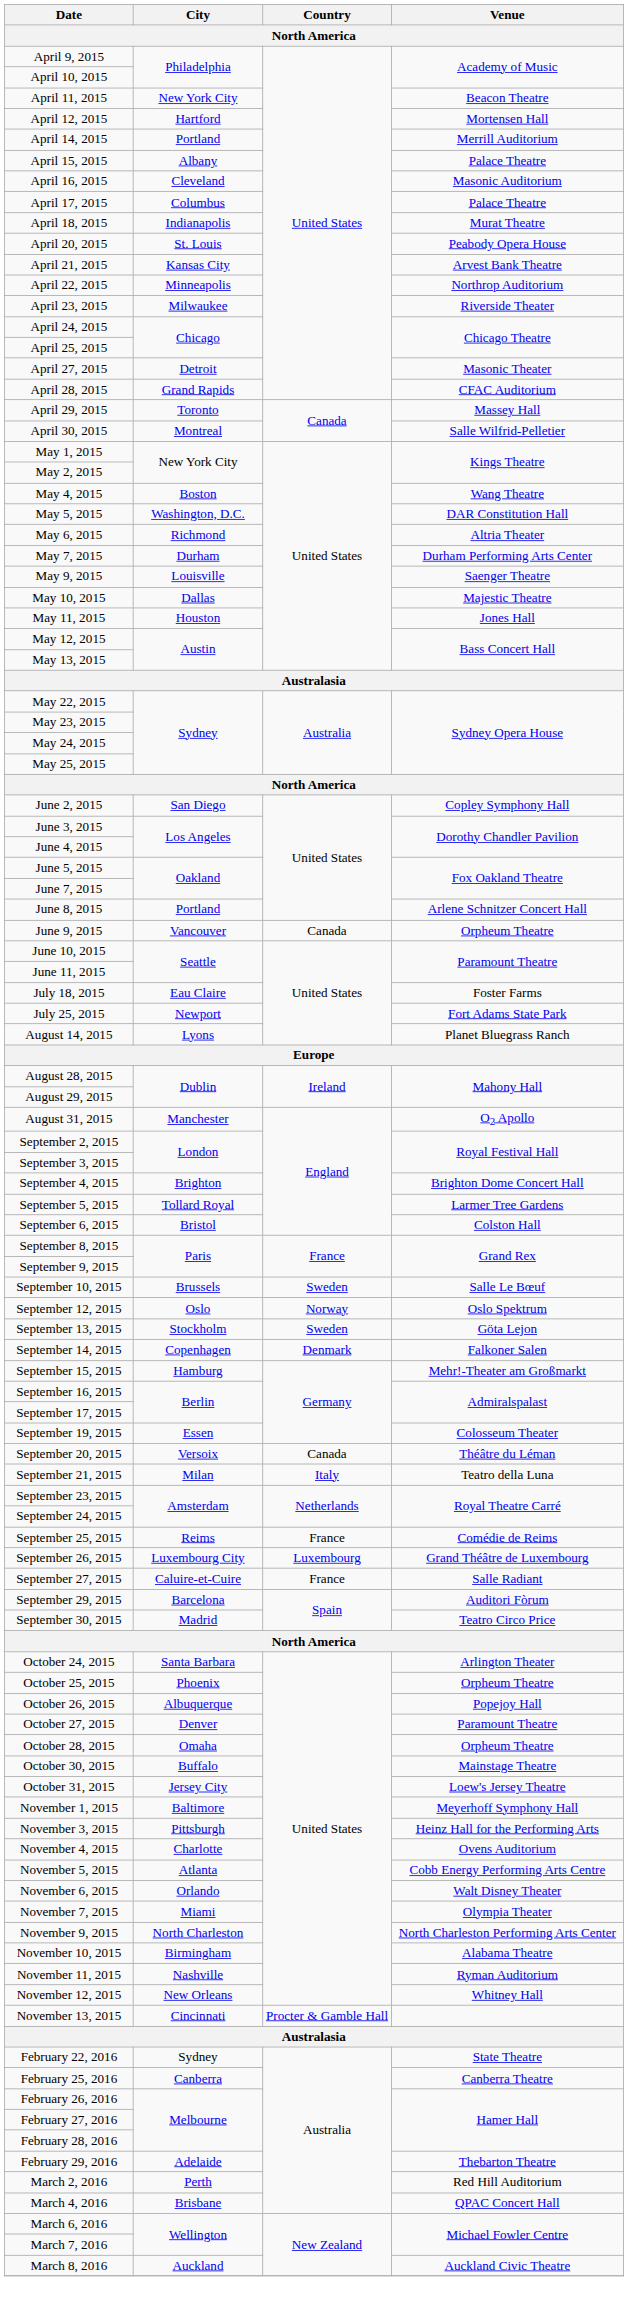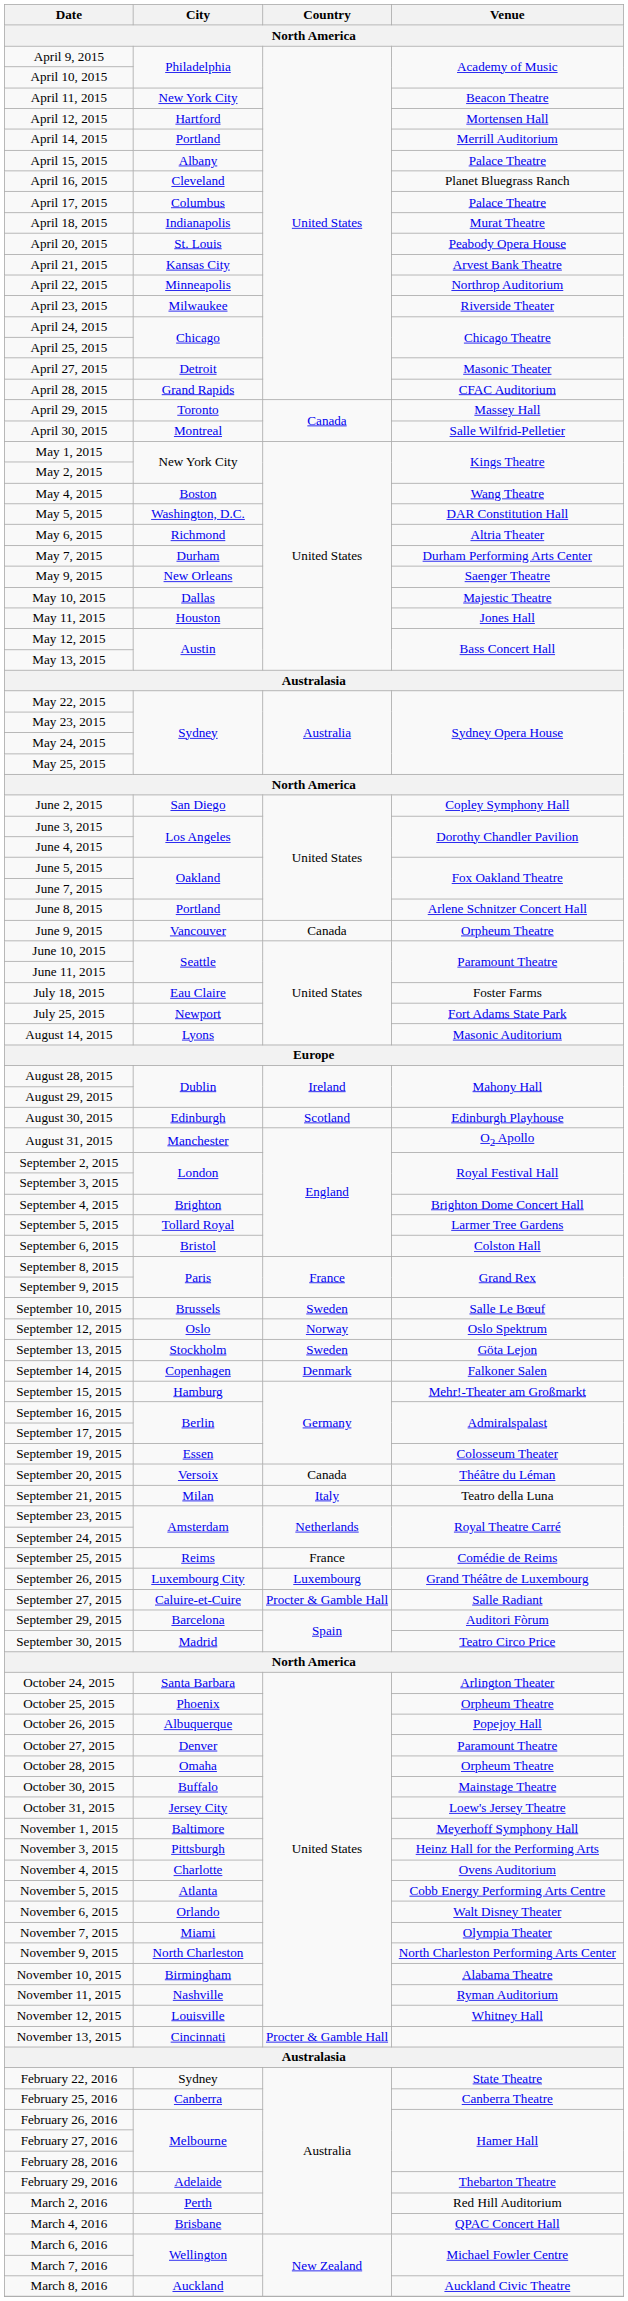(507, 181) Masonic Auditorium -> (507, 181) Planet Bluegrass Ranch
(198, 576) Louisville -> (198, 576) New Orleans
(507, 1034) Planet Bluegrass Ranch -> (507, 1034) Masonic Auditorium
+ row: (69, 1117)
(327, 1578) France -> (327, 1599) Procter & Gamble Hall
(198, 1995) New Orleans -> (198, 2015) Louisville
